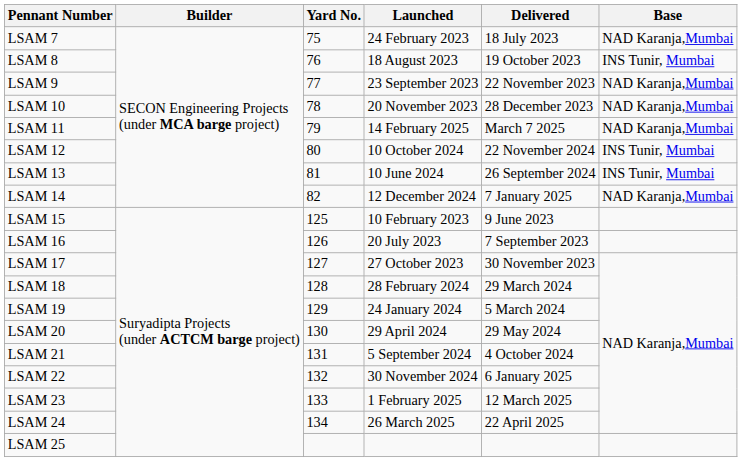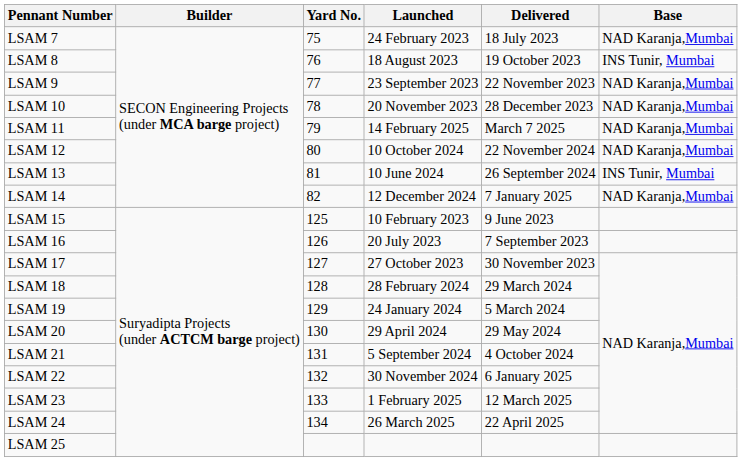(658, 151) INS Tunir, Mumbai -> (668, 151) NAD Karanja,Mumbai
